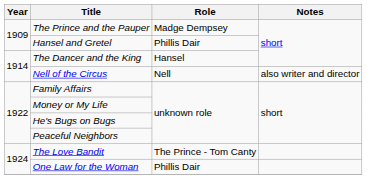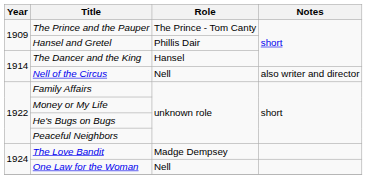(191, 27) Madge Dempsey -> (205, 27) The Prince - Tom Canty
(205, 151) The Prince - Tom Canty -> (191, 151) Madge Dempsey
(177, 167) Phillis Dair -> (162, 167) Nell
